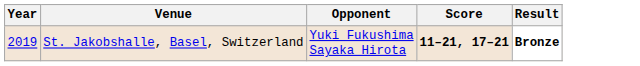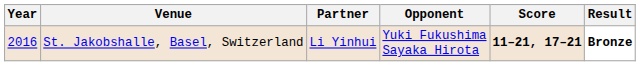+ column: (343, 15)
(22, 43) 2019 -> (22, 43) 2016
